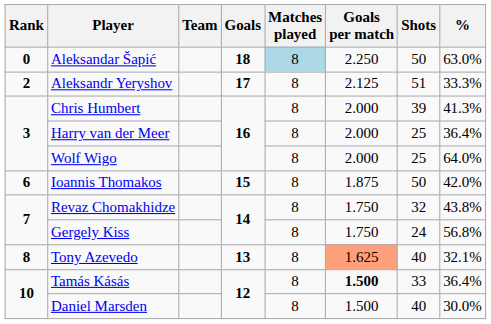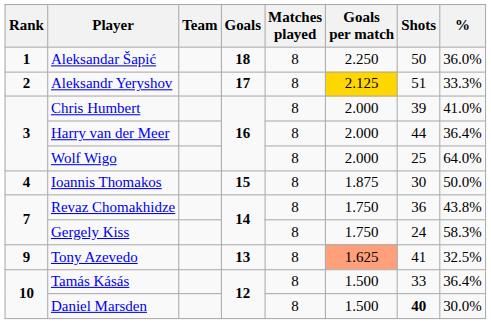(26, 59) 0 -> (26, 59) 1
(295, 59) lightblue background -> (295, 59) no background
(462, 59) 63.0% -> (462, 59) 36.0%
(362, 84) no background -> (362, 84) gold background
(462, 109) 41.3% -> (462, 109) 41.0%
(419, 133) 25 -> (419, 133) 44
(26, 183) 6 -> (26, 183) 4
(419, 183) 50 -> (419, 183) 30
(462, 183) 42.0% -> (462, 183) 50.0%
(419, 207) 32 -> (419, 207) 36
(462, 232) 56.8% -> (462, 232) 58.3%
(26, 257) 8 -> (26, 257) 9
(419, 257) 40 -> (419, 257) 41
(462, 257) 32.1% -> (462, 257) 32.5%
(362, 281) bold -> (362, 281) normal
(419, 306) normal -> (419, 306) bold
